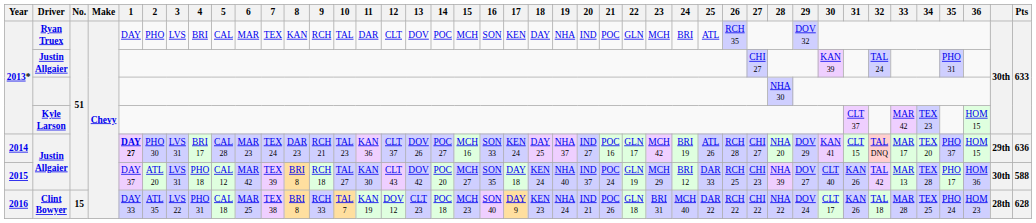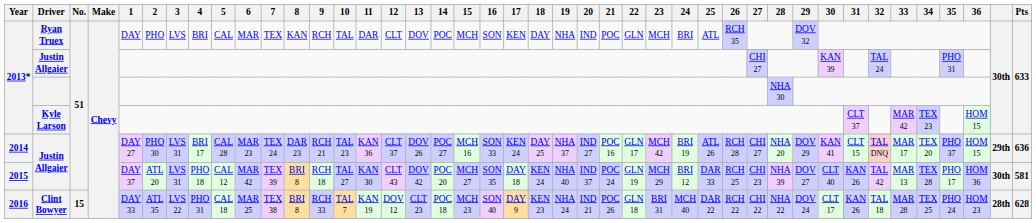(131, 148) bold -> (131, 147) normal
(1022, 176) 588 -> (1022, 176) 581
